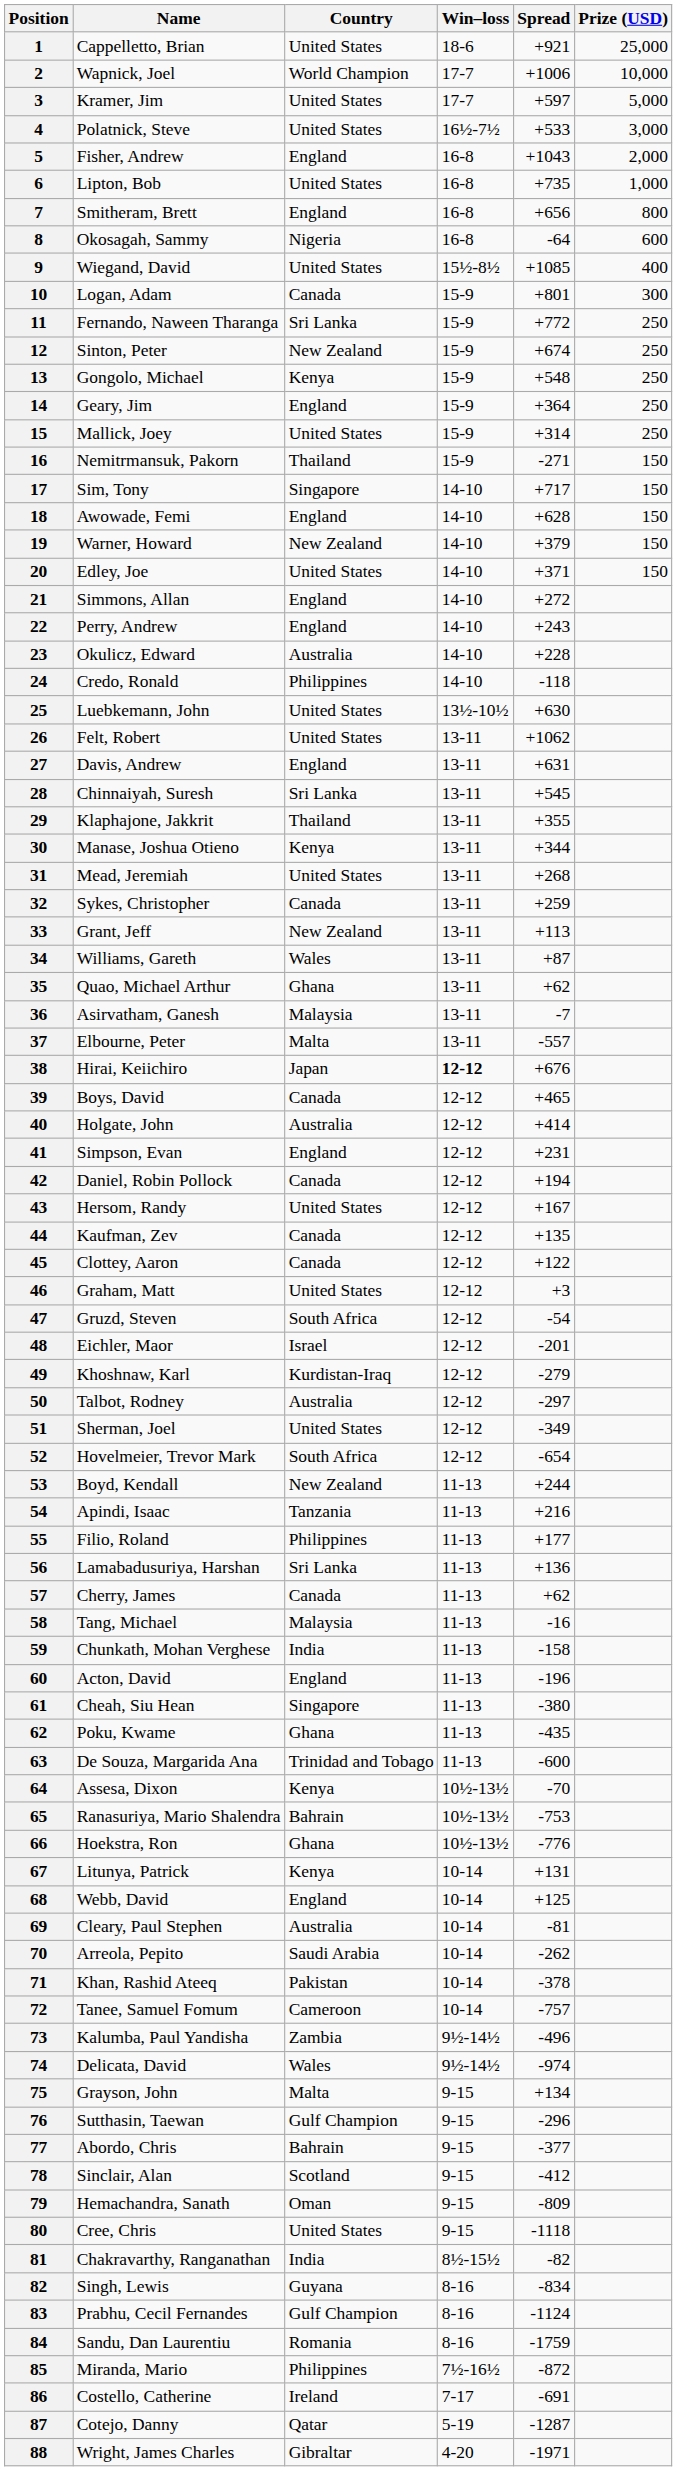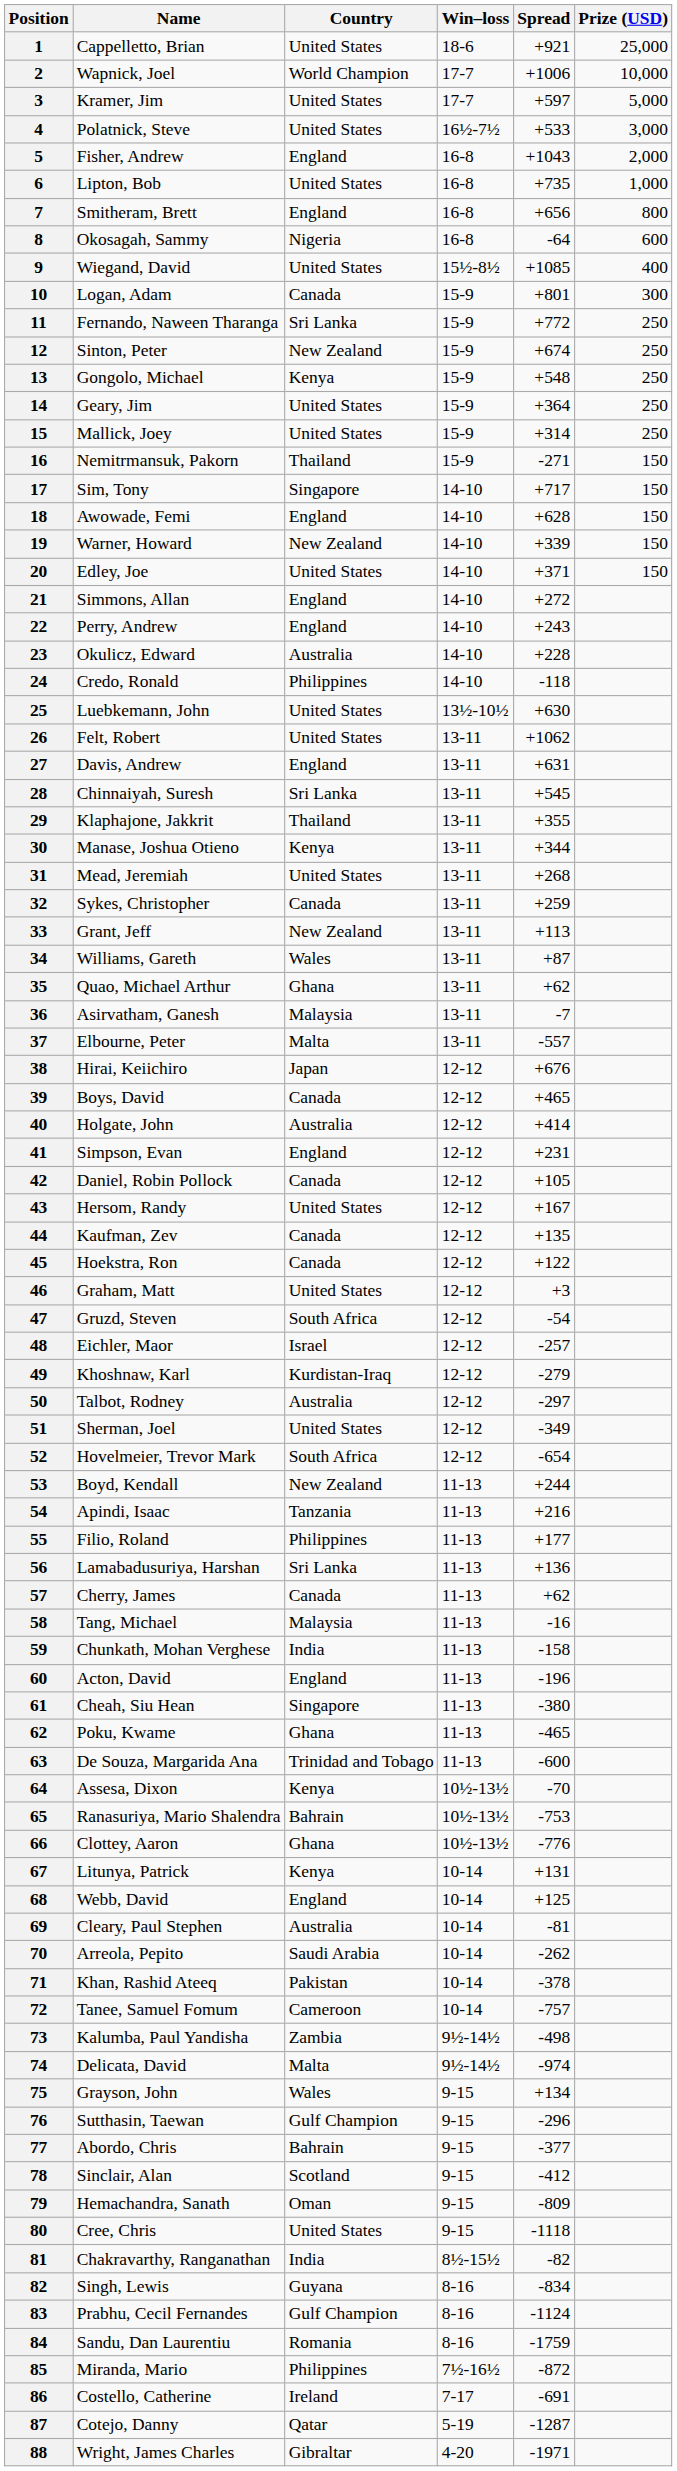(318, 405) England -> (335, 405) United States
(552, 543) +379 -> (552, 543) +339
(462, 1069) bold -> (462, 1069) normal
(552, 1179) +194 -> (552, 1179) +105
(127, 1262) Clottey, Aaron -> (127, 1262) Hoekstra, Ron
(554, 1345) -201 -> (554, 1345) -257
(554, 1733) -435 -> (554, 1733) -465
(127, 1843) Hoekstra, Ron -> (127, 1843) Clottey, Aaron
(554, 2037) -496 -> (554, 2037) -498
(310, 2065) Wales -> (309, 2065) Malta
(309, 2092) Malta -> (310, 2092) Wales
